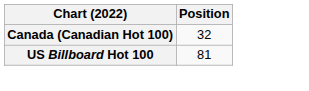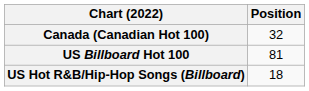+ row: (126, 75)
